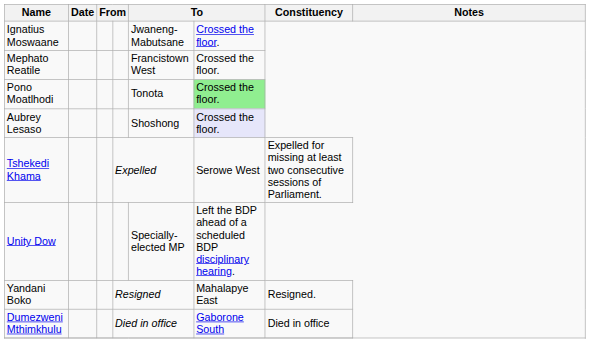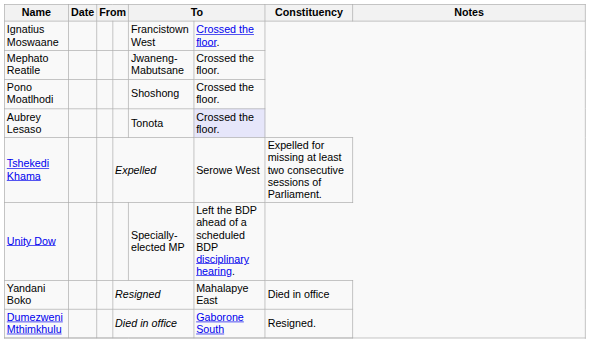(158, 36) Jwaneng-Mabutsane -> (160, 36) Francistown West
(160, 65) Francistown West -> (158, 65) Jwaneng-Mabutsane
(147, 94) Tonota -> (155, 94) Shoshong
(225, 94) lightgreen background -> (225, 94) no background
(155, 123) Shoshong -> (147, 123) Tonota
(292, 294) Resigned. -> (299, 294) Died in office
(299, 323) Died in office -> (292, 323) Resigned.
